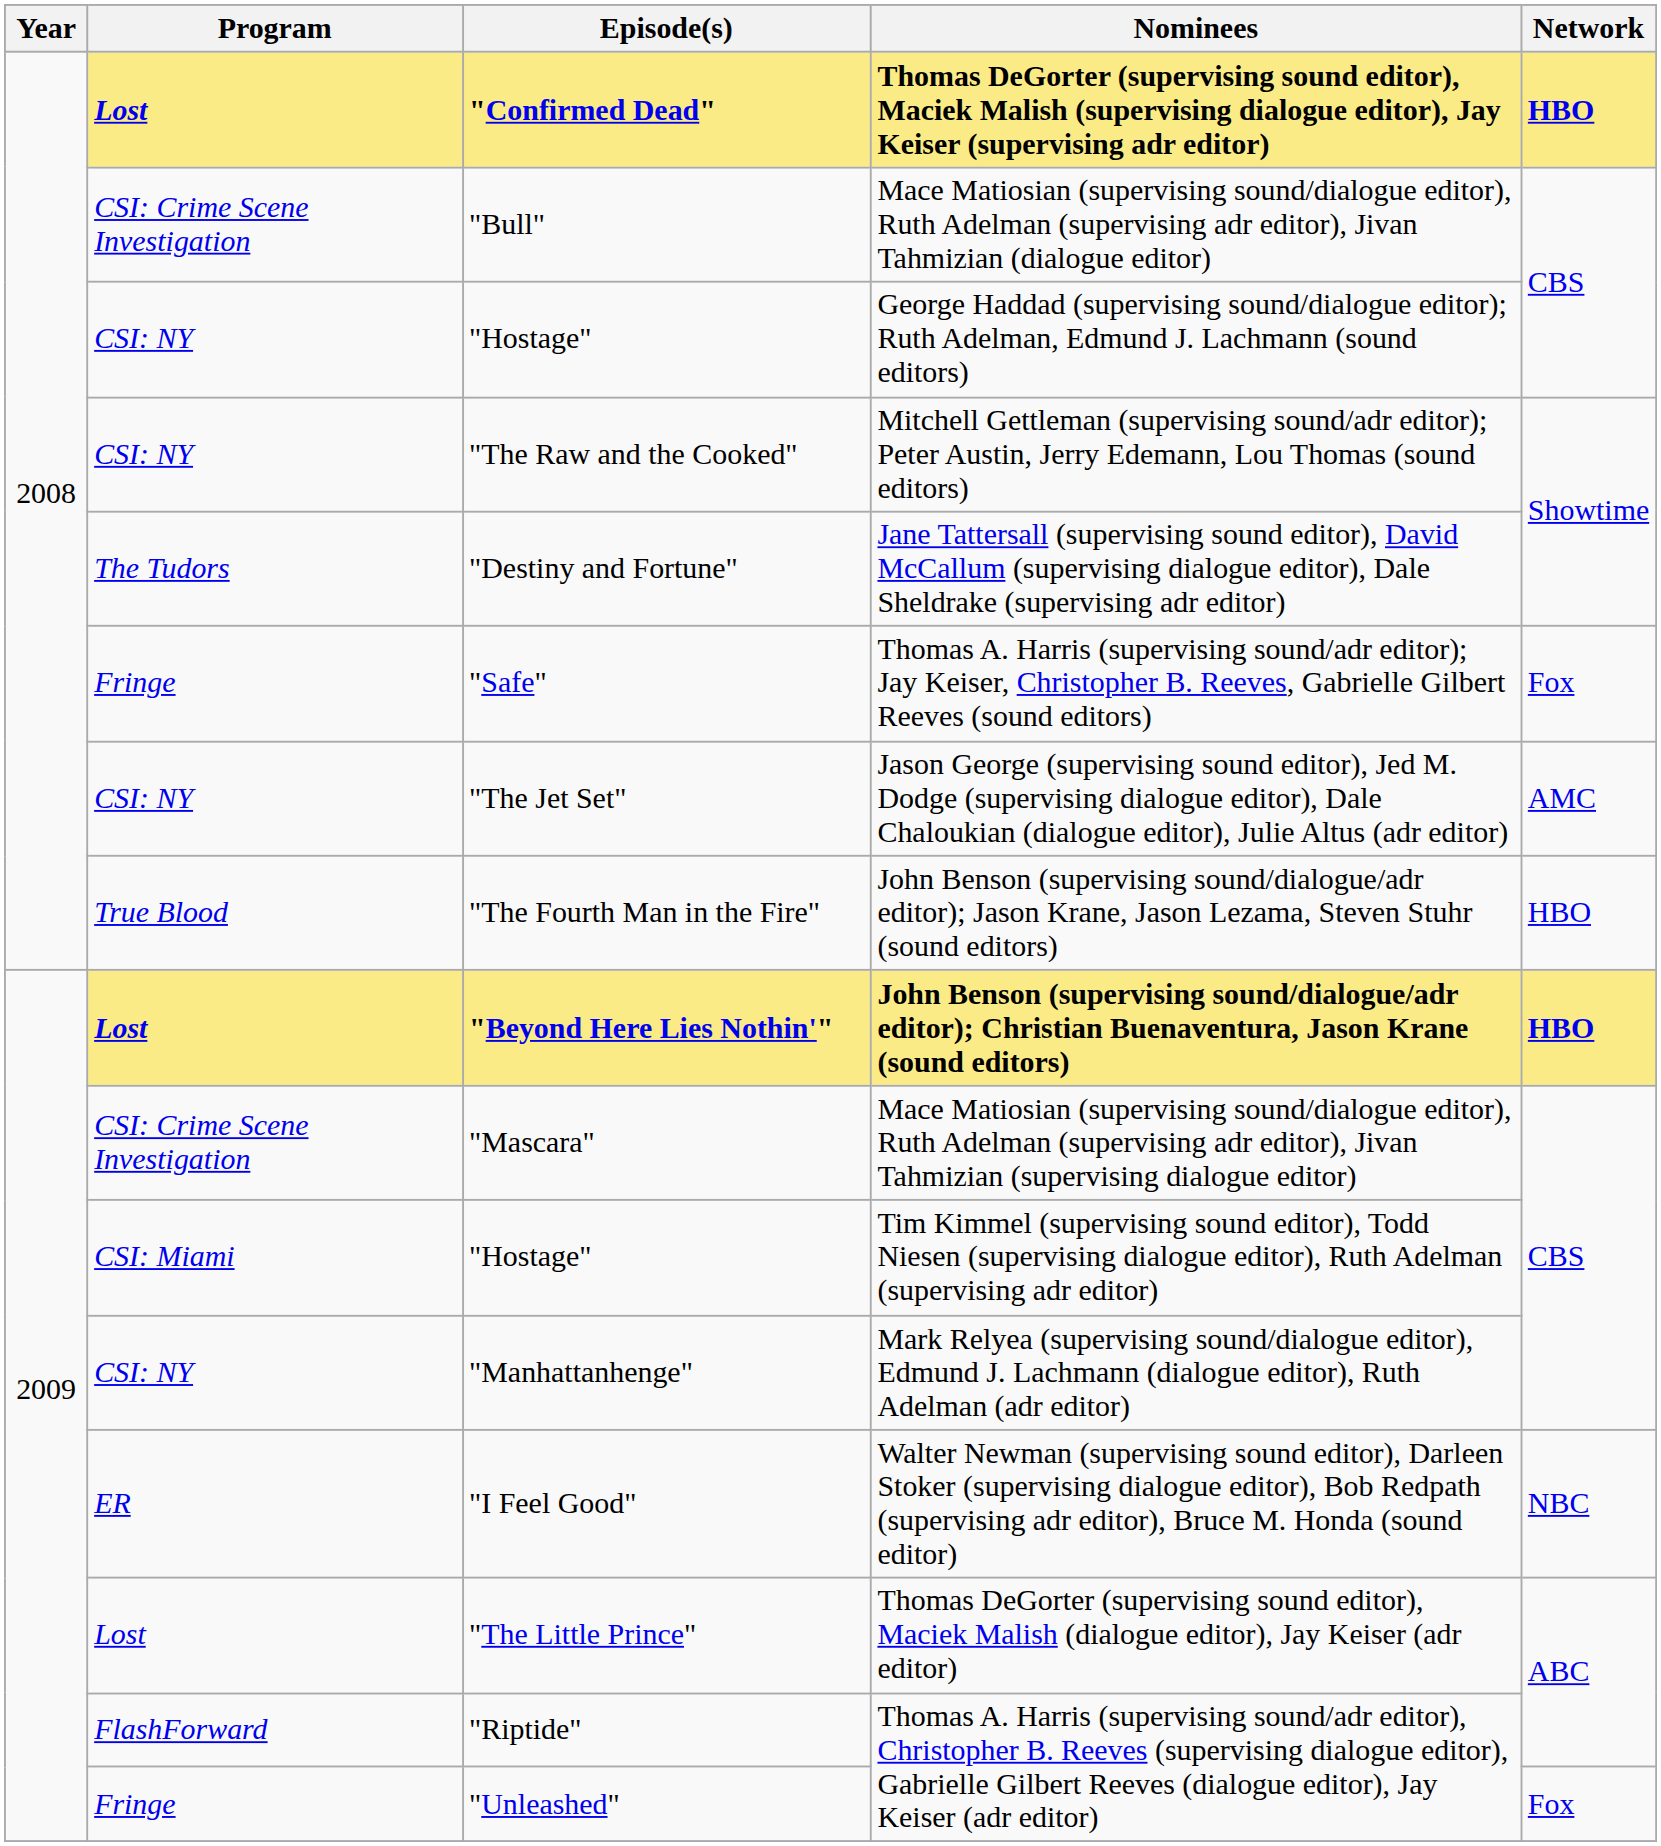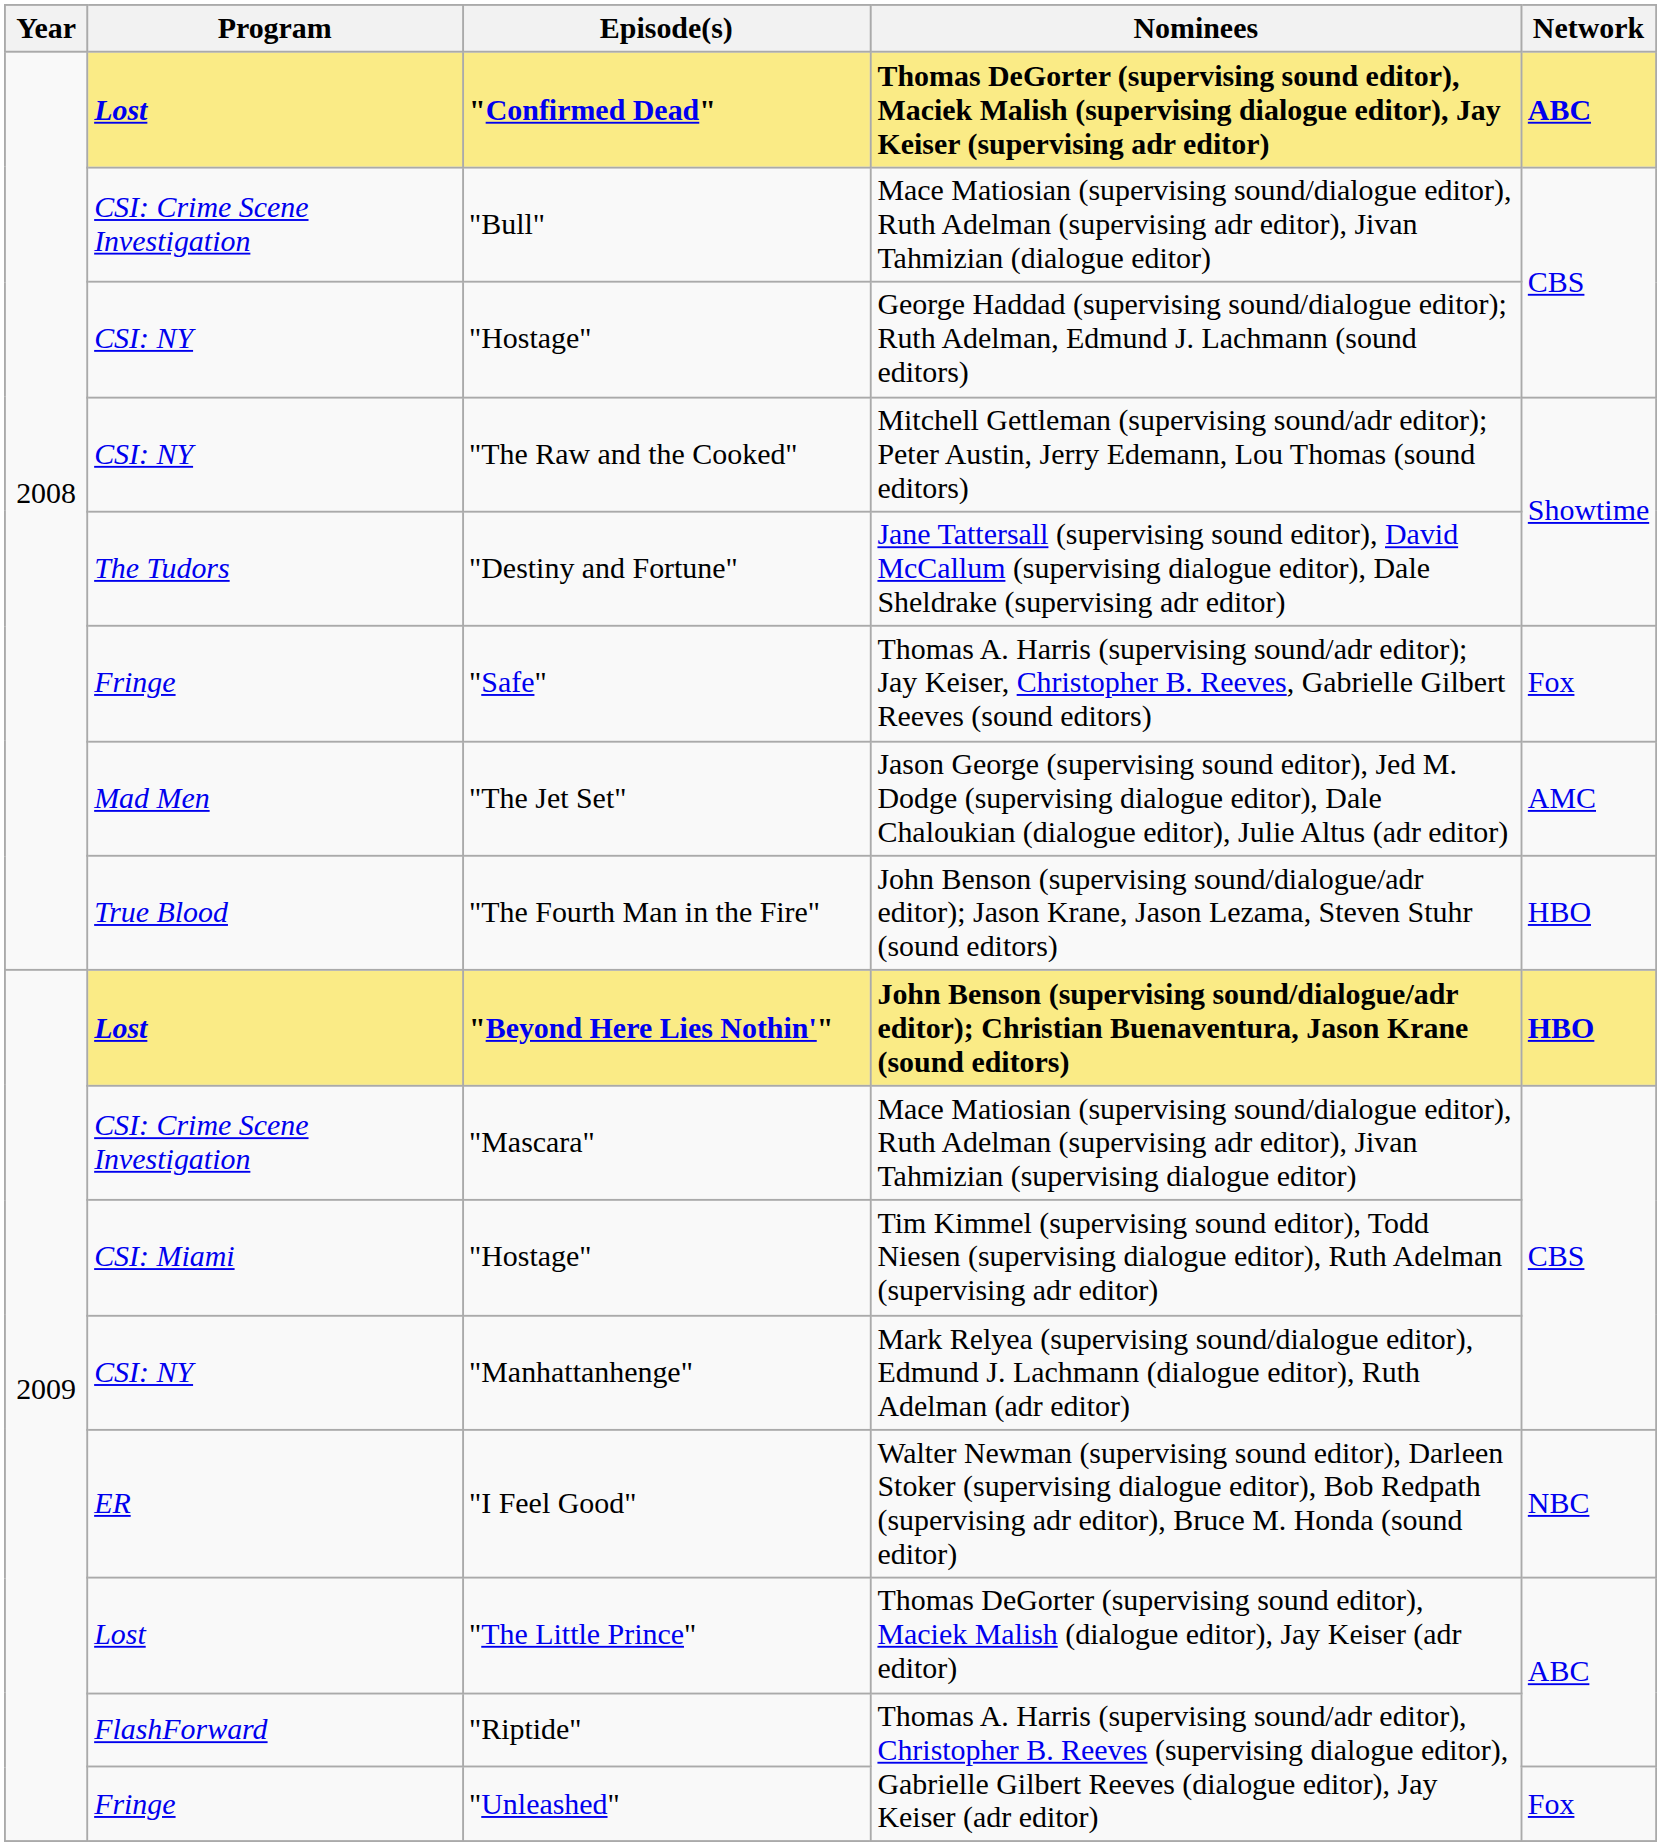(1561, 109) HBO -> (1559, 109) ABC
(144, 797) CSI: NY -> (152, 797) Mad Men
